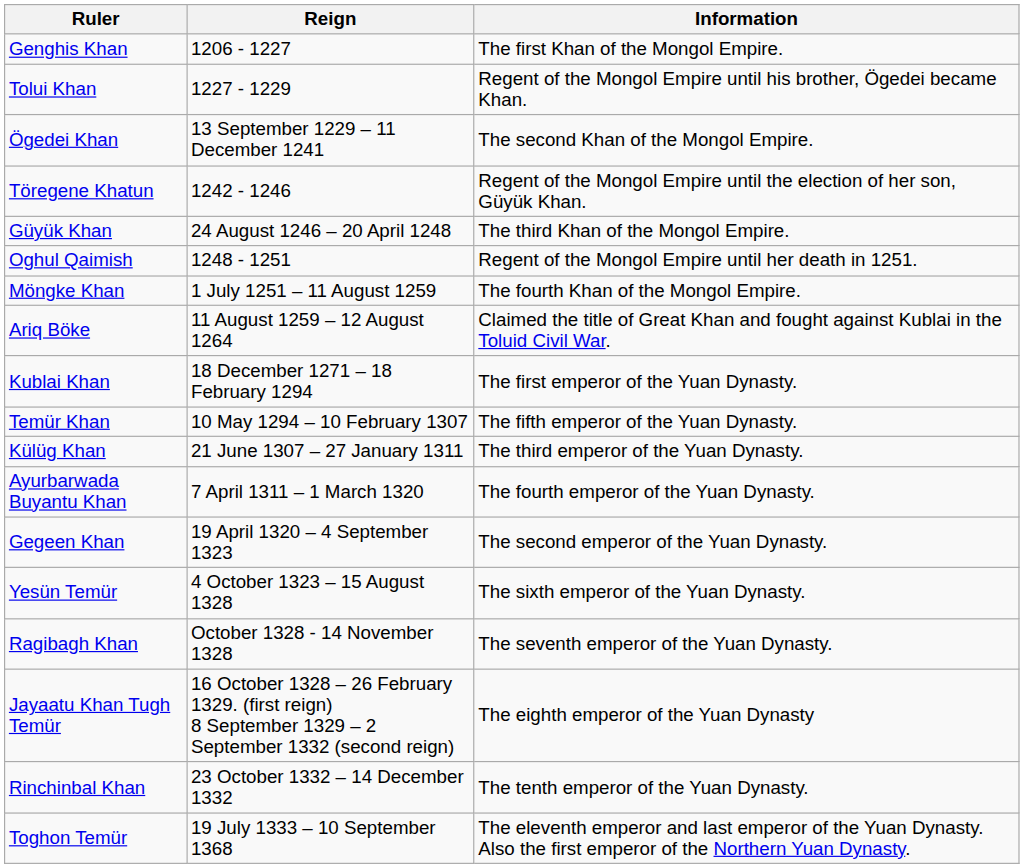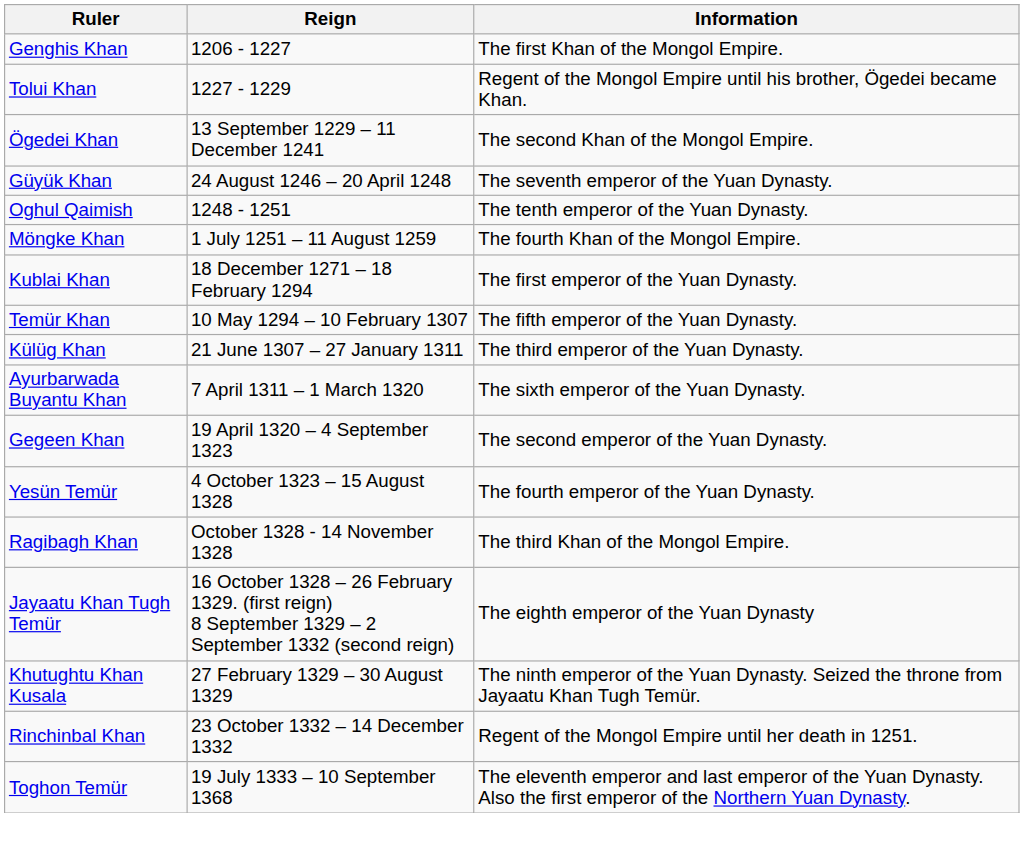- row: (81, 190)
(634, 230) The third Khan of the Mongol Empire. -> (655, 180) The seventh emperor of the Yuan Dynasty.
(698, 260) Regent of the Mongol Empire until her death in 1251. -> (643, 209) The tenth emperor of the Yuan Dynasty.
- row: (49, 330)
(647, 491) The fourth emperor of the Yuan Dynasty. -> (642, 389) The sixth emperor of the Yuan Dynasty.
(642, 592) The sixth emperor of the Yuan Dynasty. -> (647, 491) The fourth emperor of the Yuan Dynasty.
(655, 643) The seventh emperor of the Yuan Dynasty. -> (634, 542) The third Khan of the Mongol Empire.
+ row: (76, 685)
(643, 787) The tenth emperor of the Yuan Dynasty. -> (698, 736) Regent of the Mongol Empire until her death in 1251.
